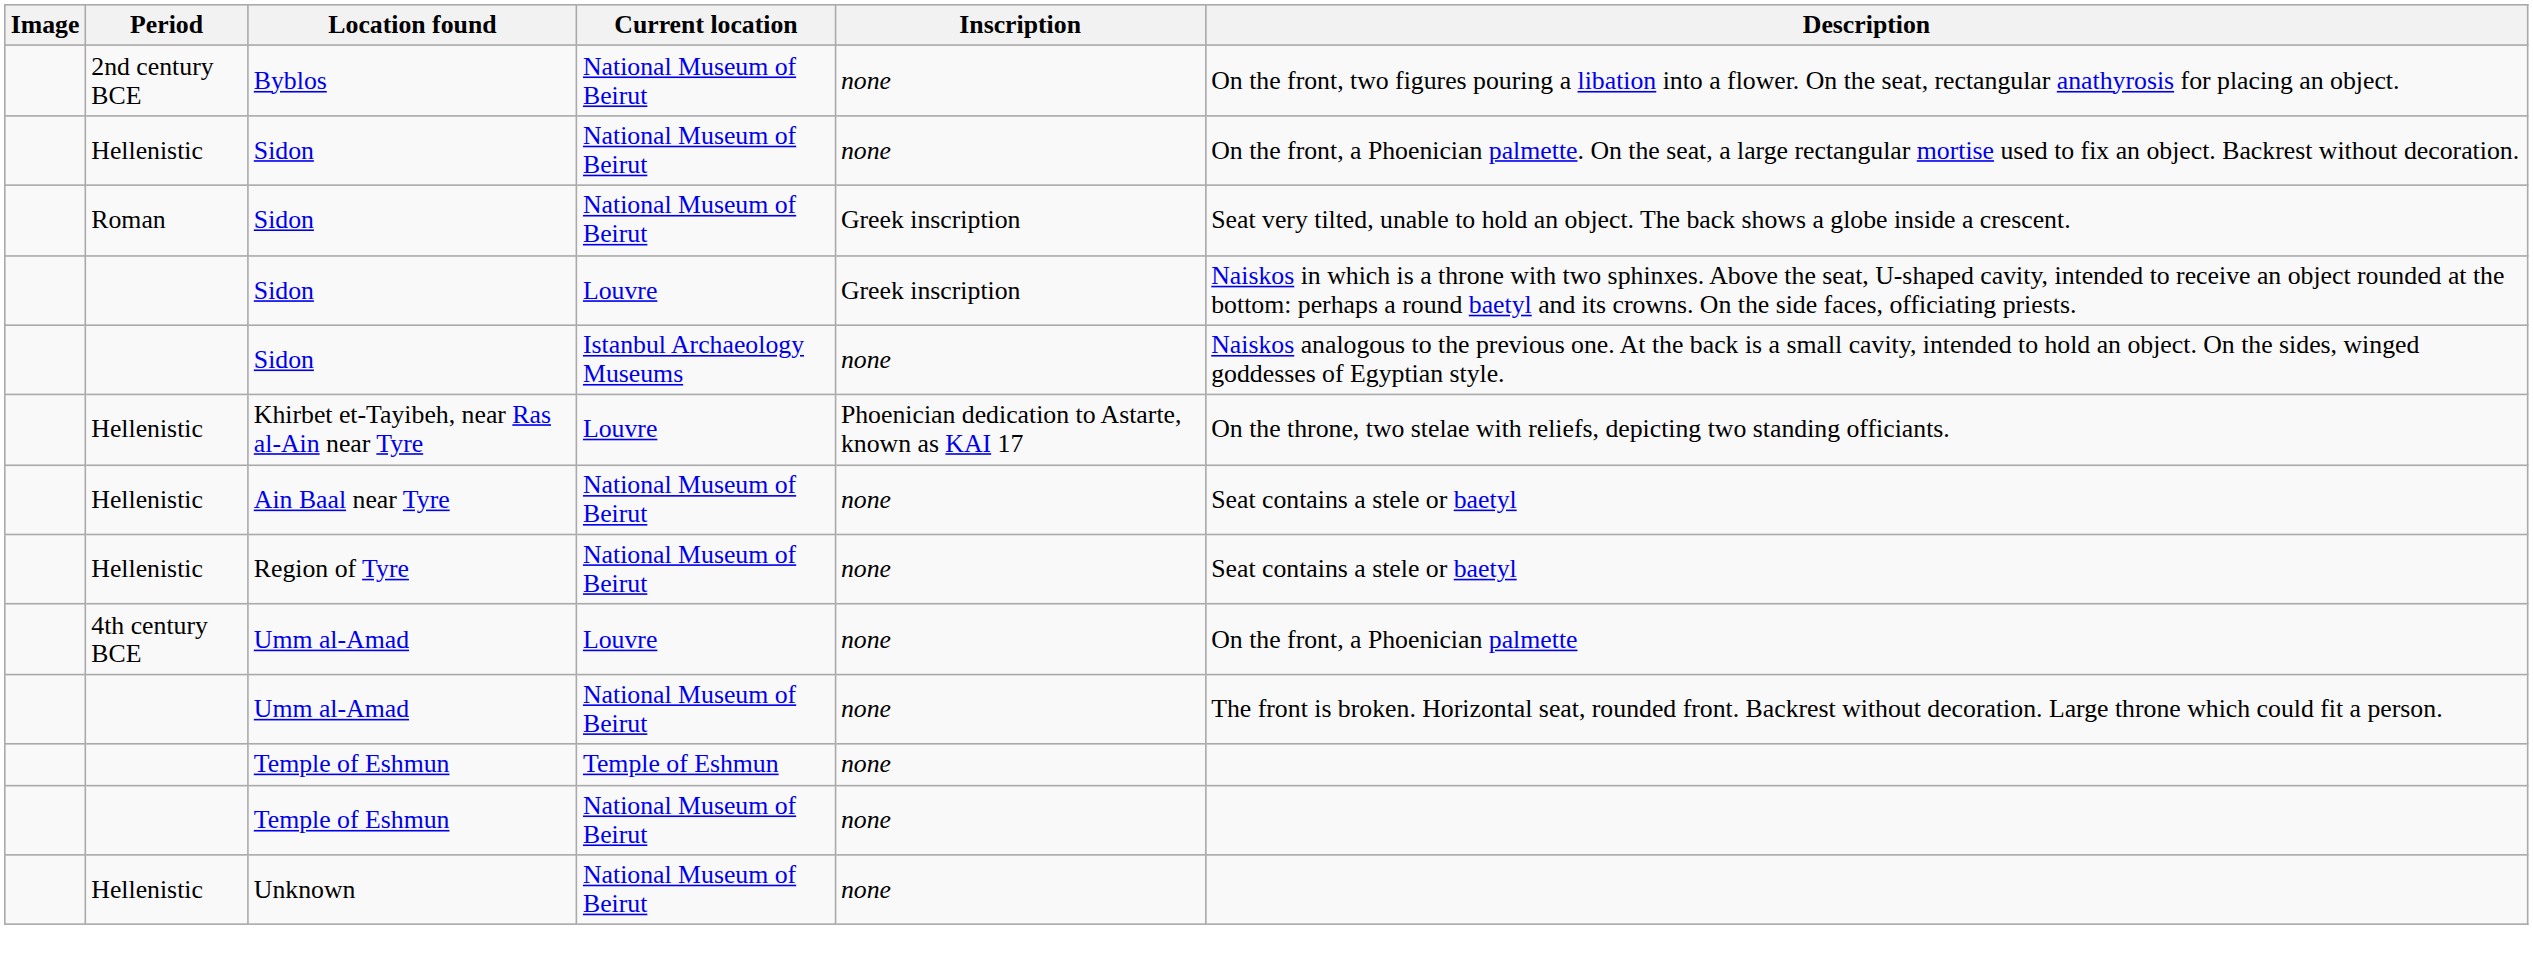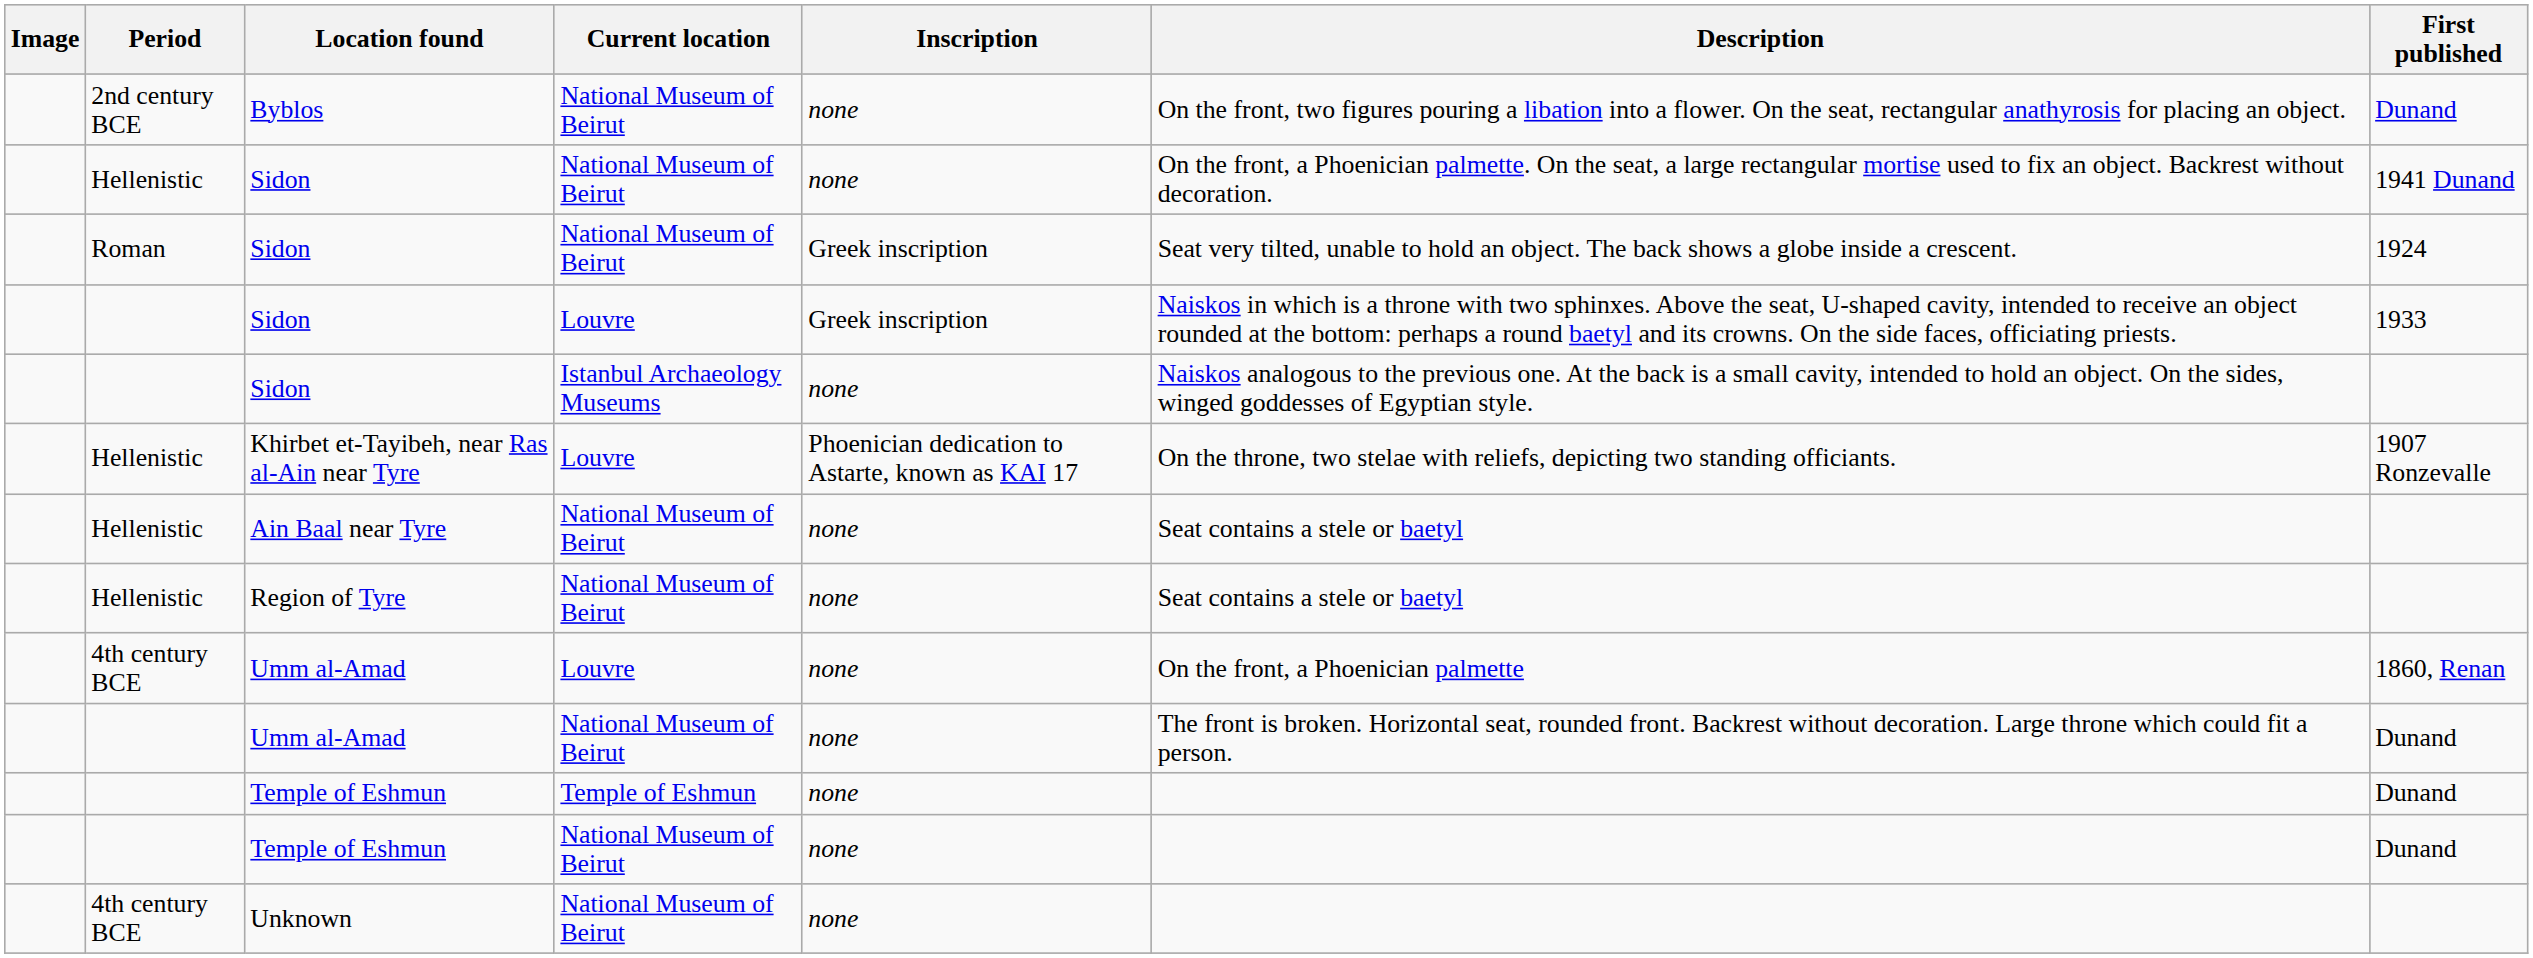+ column: (2448, 39)
(147, 889) Hellenistic -> (150, 918) 4th century BCE
